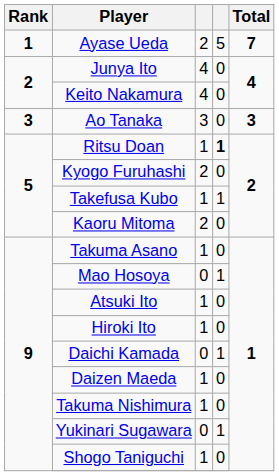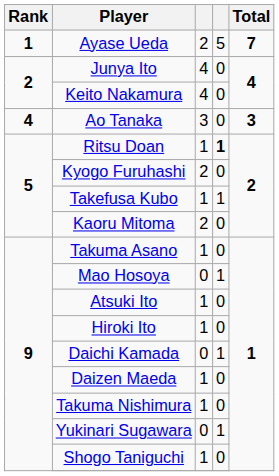(28, 120) 3 -> (28, 120) 4
